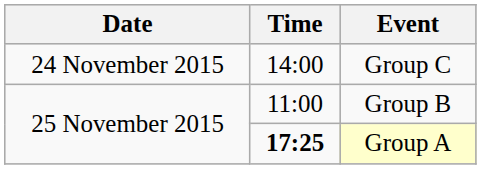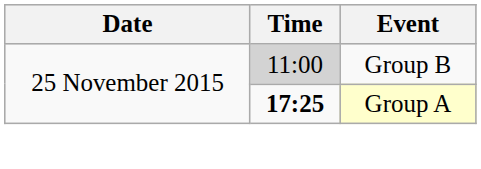- row: (408, 63)
(295, 103) no background -> (295, 63) lightgrey background
